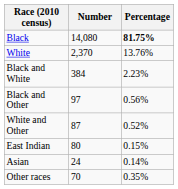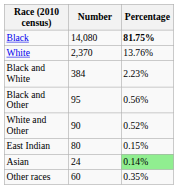(76, 100) 97 -> (76, 100) 95
(76, 126) 87 -> (76, 126) 90
(136, 161) no background -> (136, 161) lightgreen background
(76, 177) 70 -> (76, 177) 60
